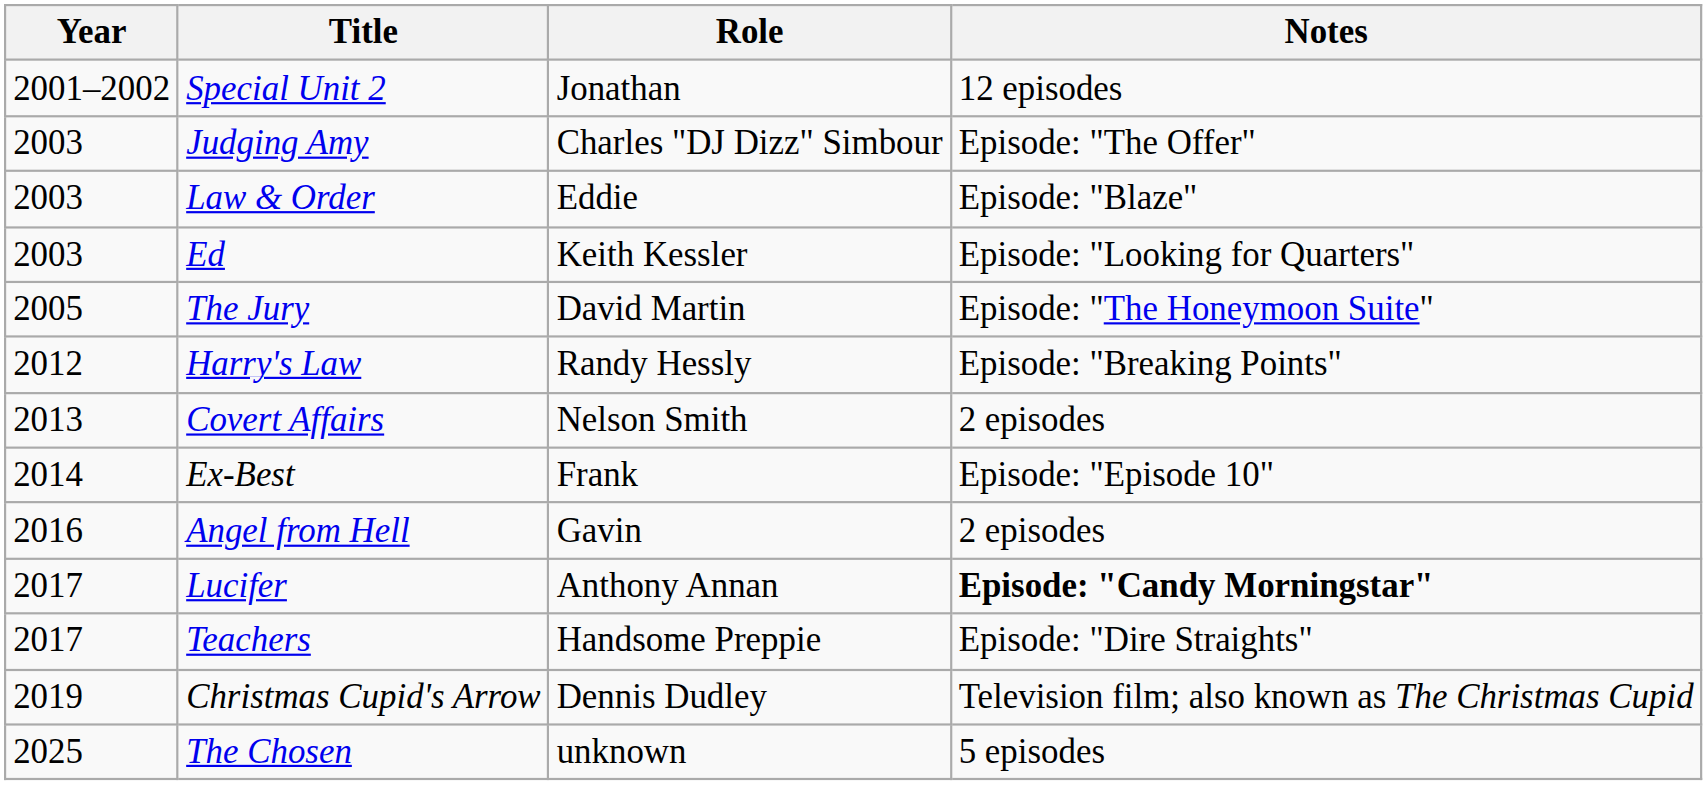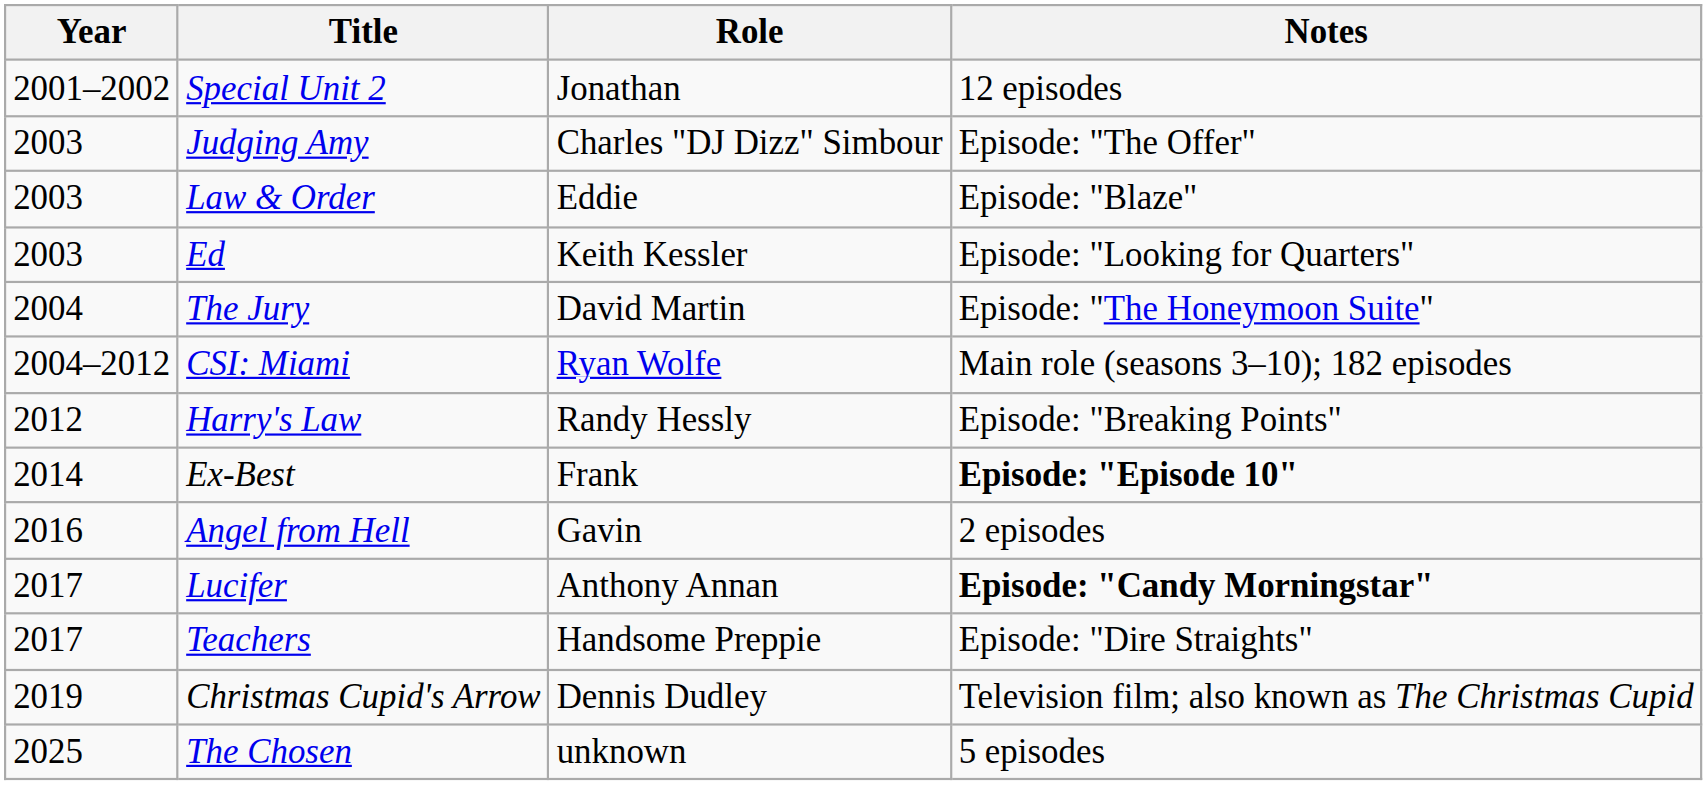(48, 308) 2005 -> (48, 308) 2004
+ row: (268, 364)
- row: (285, 419)
(1116, 474) normal -> (1128, 474) bold
